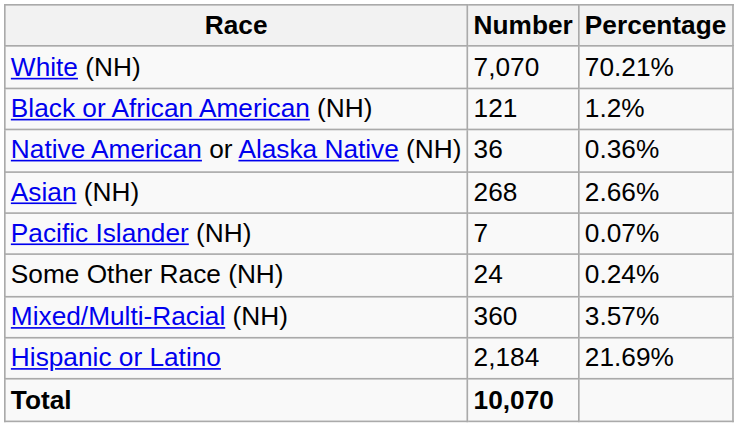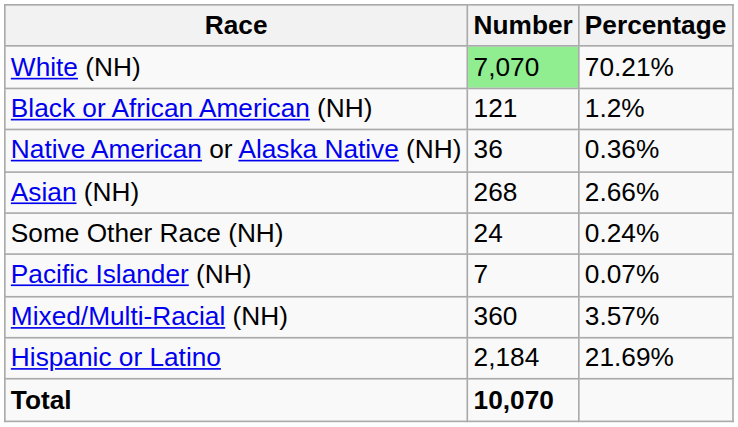(506, 66) no background -> (506, 66) lightgreen background
rows swapped: (131, 233) <-> (147, 274)
